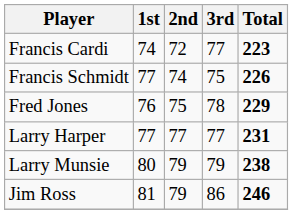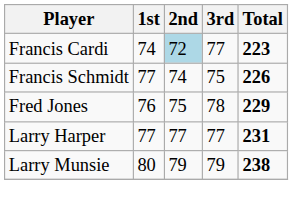(178, 48) no background -> (178, 48) lightblue background
- row: (42, 194)
